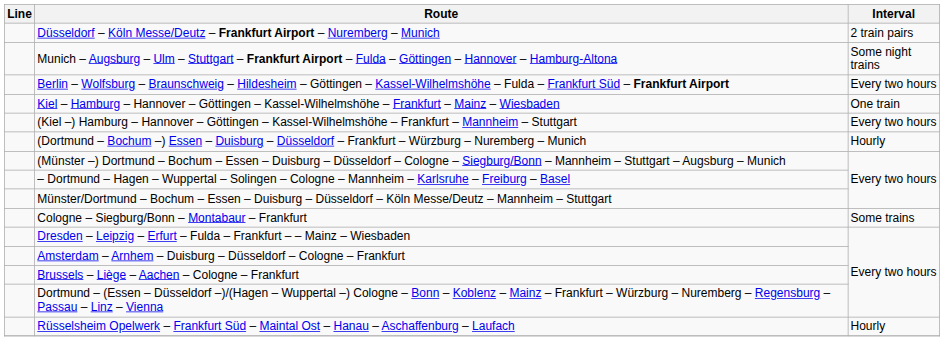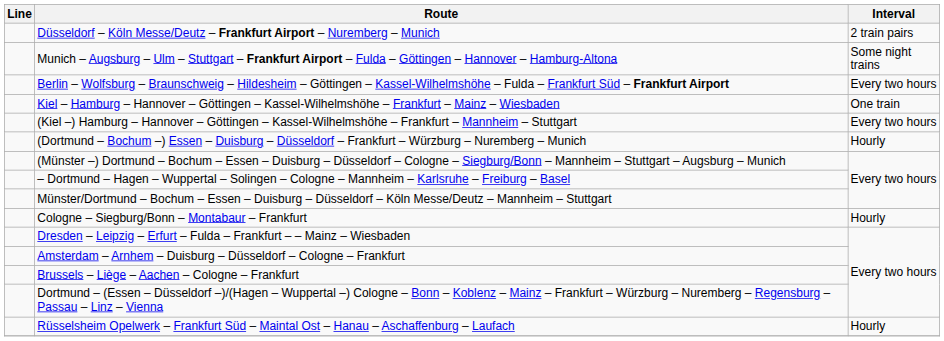(883, 217) Some trains -> (868, 217) Hourly
